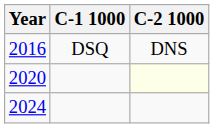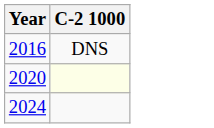- column: (90, 19)
